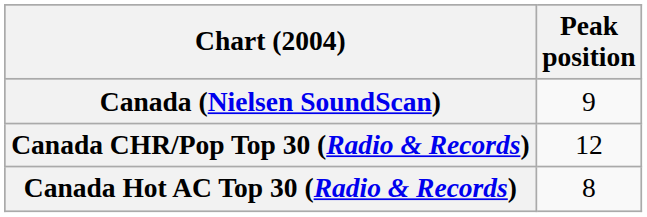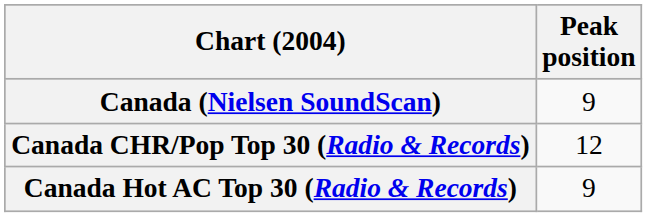(589, 188) 8 -> (589, 188) 9
